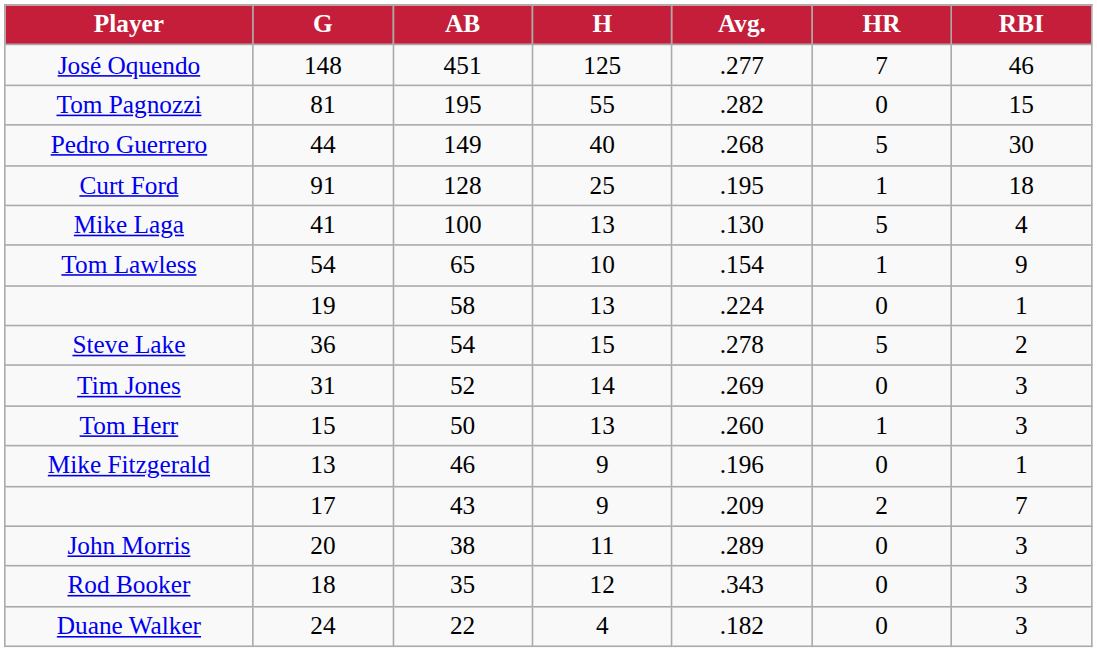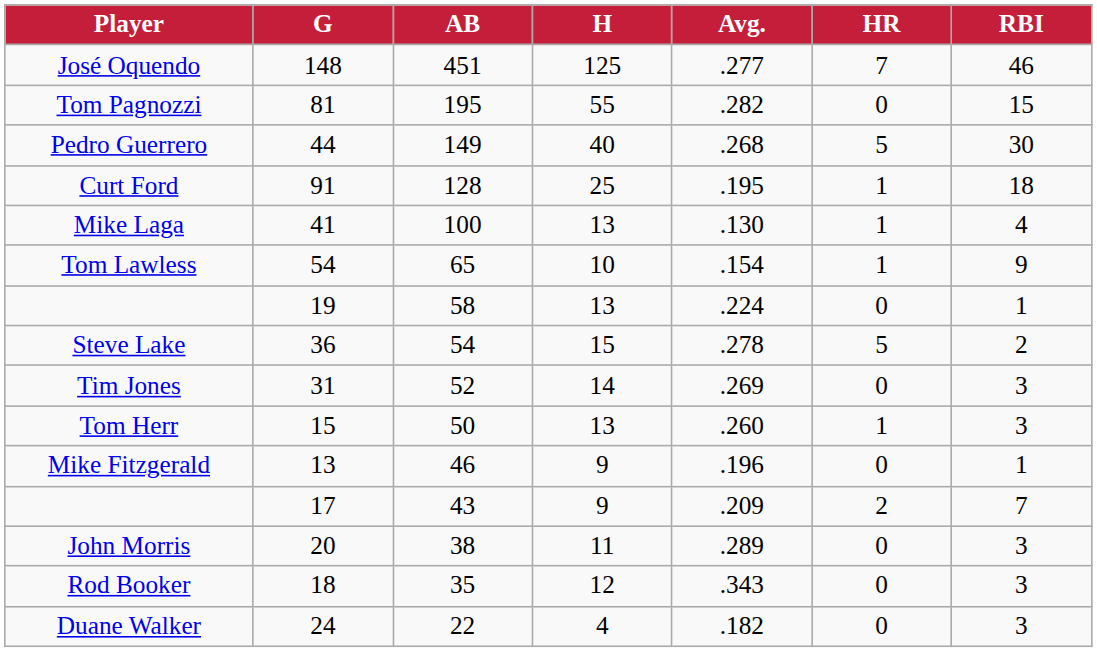(882, 225) 5 -> (882, 225) 1
